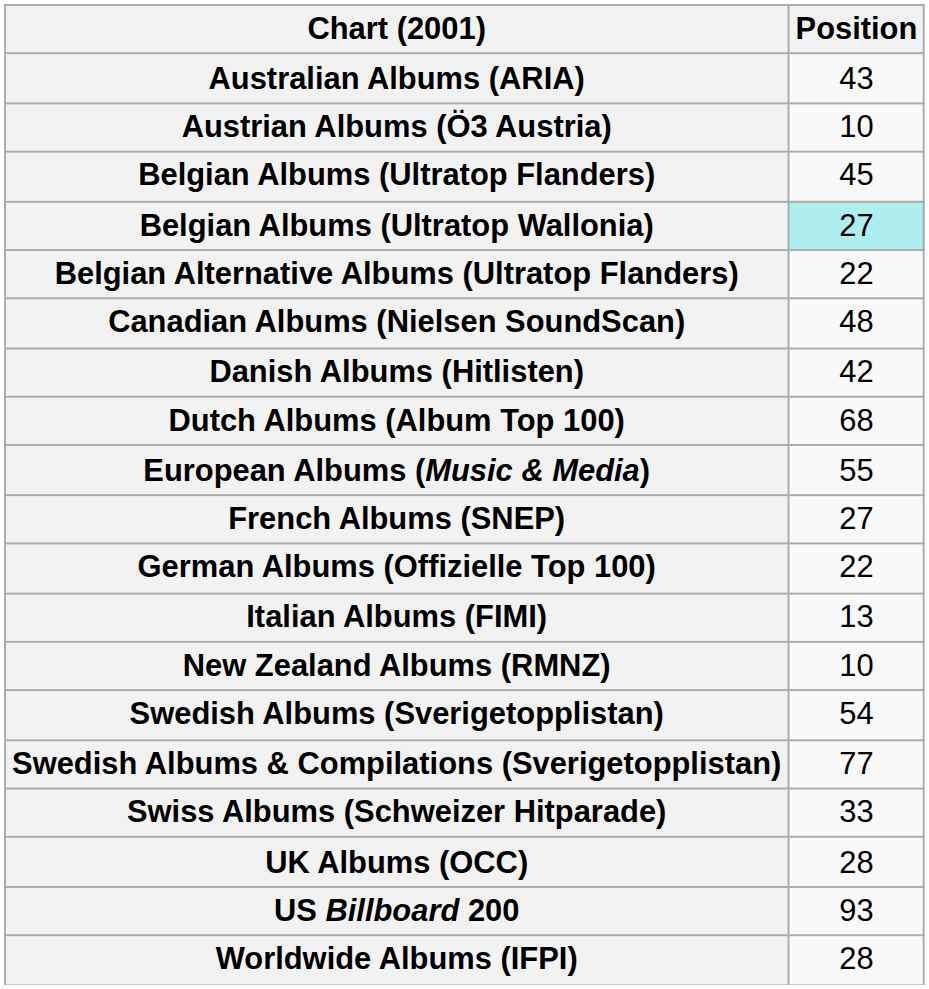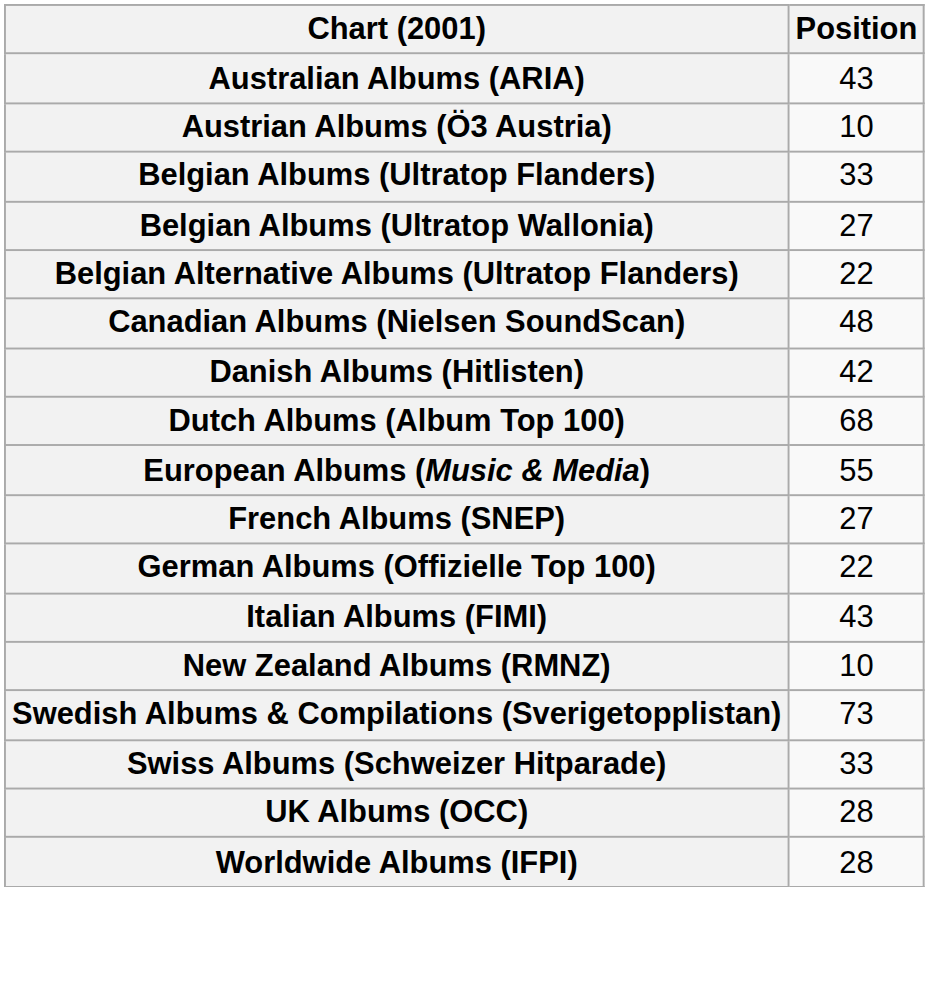(856, 175) 45 -> (856, 175) 33
(856, 224) paleturquoise background -> (856, 224) no background
(856, 616) 13 -> (856, 616) 43
- row: (397, 714)
(856, 763) 77 -> (856, 714) 73
- row: (397, 910)
